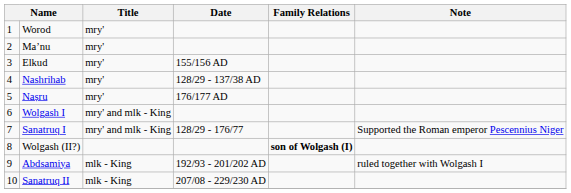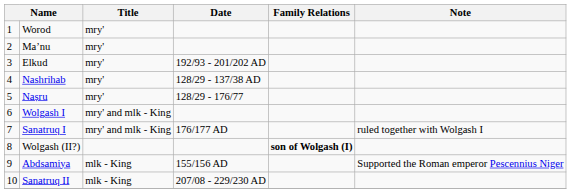(202, 63) 155/156 AD -> (221, 63) 192/93 - 201/202 AD
(202, 96) 176/177 AD -> (210, 96) 128/29 - 176/77
(210, 130) 128/29 - 176/77 -> (202, 130) 176/177 AD
(460, 130) Supported the Roman emperor Pescennius Niger -> (420, 130) ruled together with Wolgash I
(221, 163) 192/93 - 201/202 AD -> (202, 163) 155/156 AD
(420, 163) ruled together with Wolgash I -> (460, 163) Supported the Roman emperor Pescennius Niger
